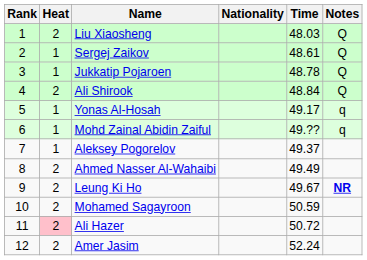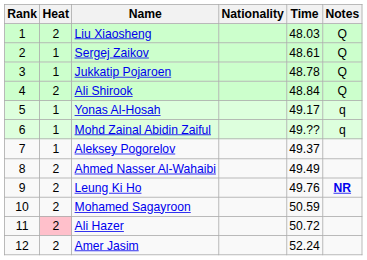(305, 187) 49.67 -> (305, 187) 49.76
